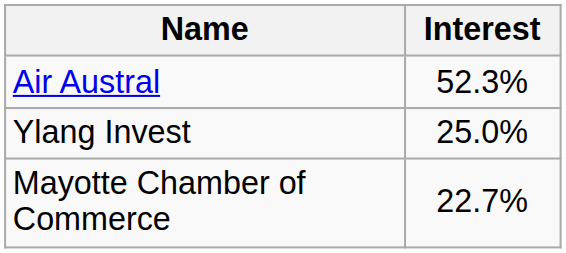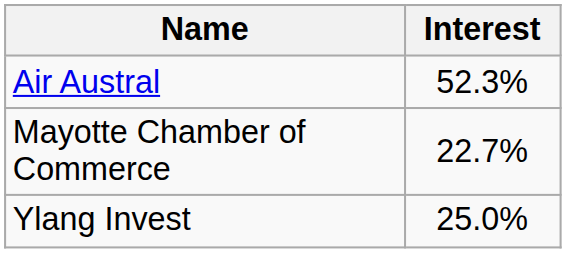rows swapped: (159, 202) <-> (102, 132)
